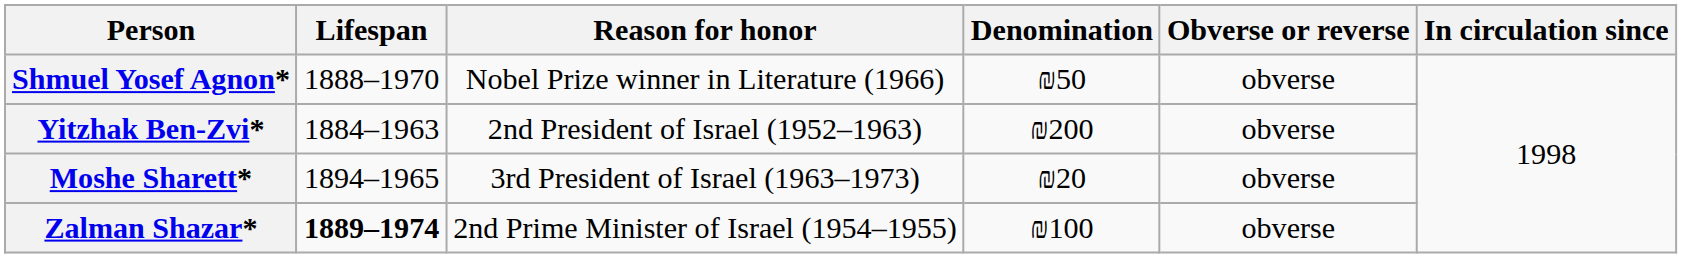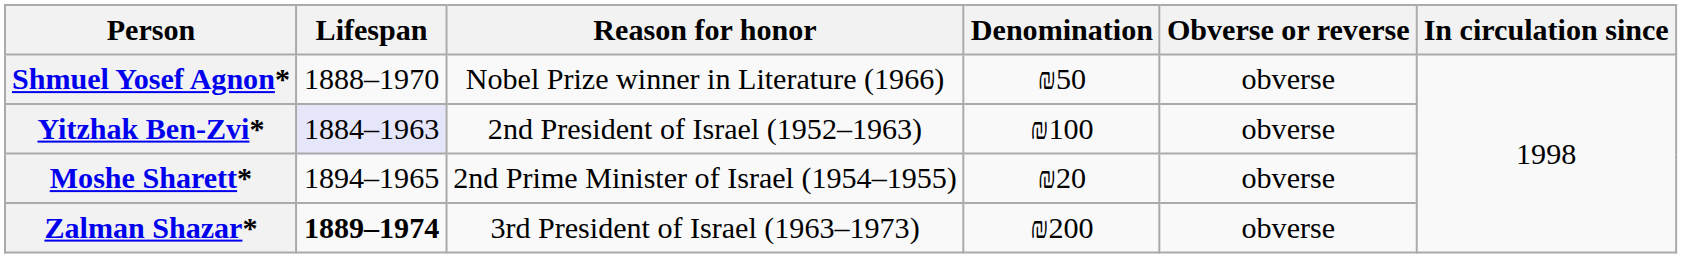(372, 128) no background -> (372, 128) lavender background
(1062, 128) ₪200 -> (1062, 128) ₪100
(705, 178) 3rd President of Israel (1963–1973) -> (705, 178) 2nd Prime Minister of Israel (1954–1955)
(705, 227) 2nd Prime Minister of Israel (1954–1955) -> (705, 227) 3rd President of Israel (1963–1973)
(1062, 227) ₪100 -> (1062, 227) ₪200
